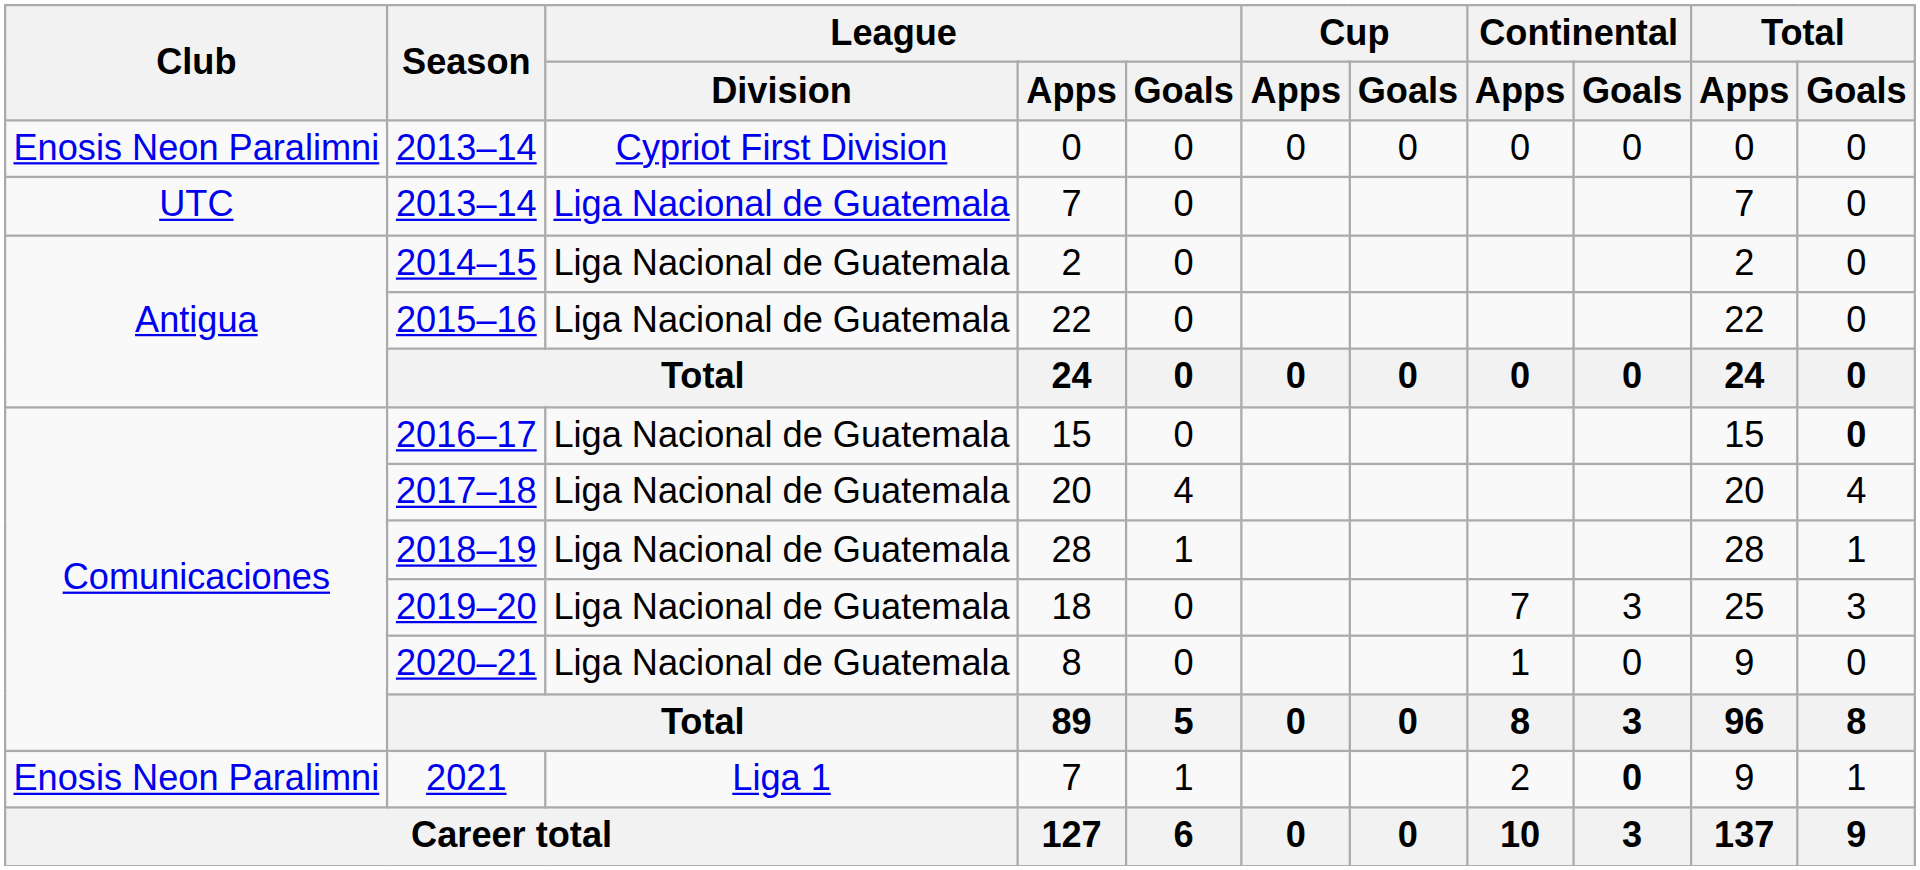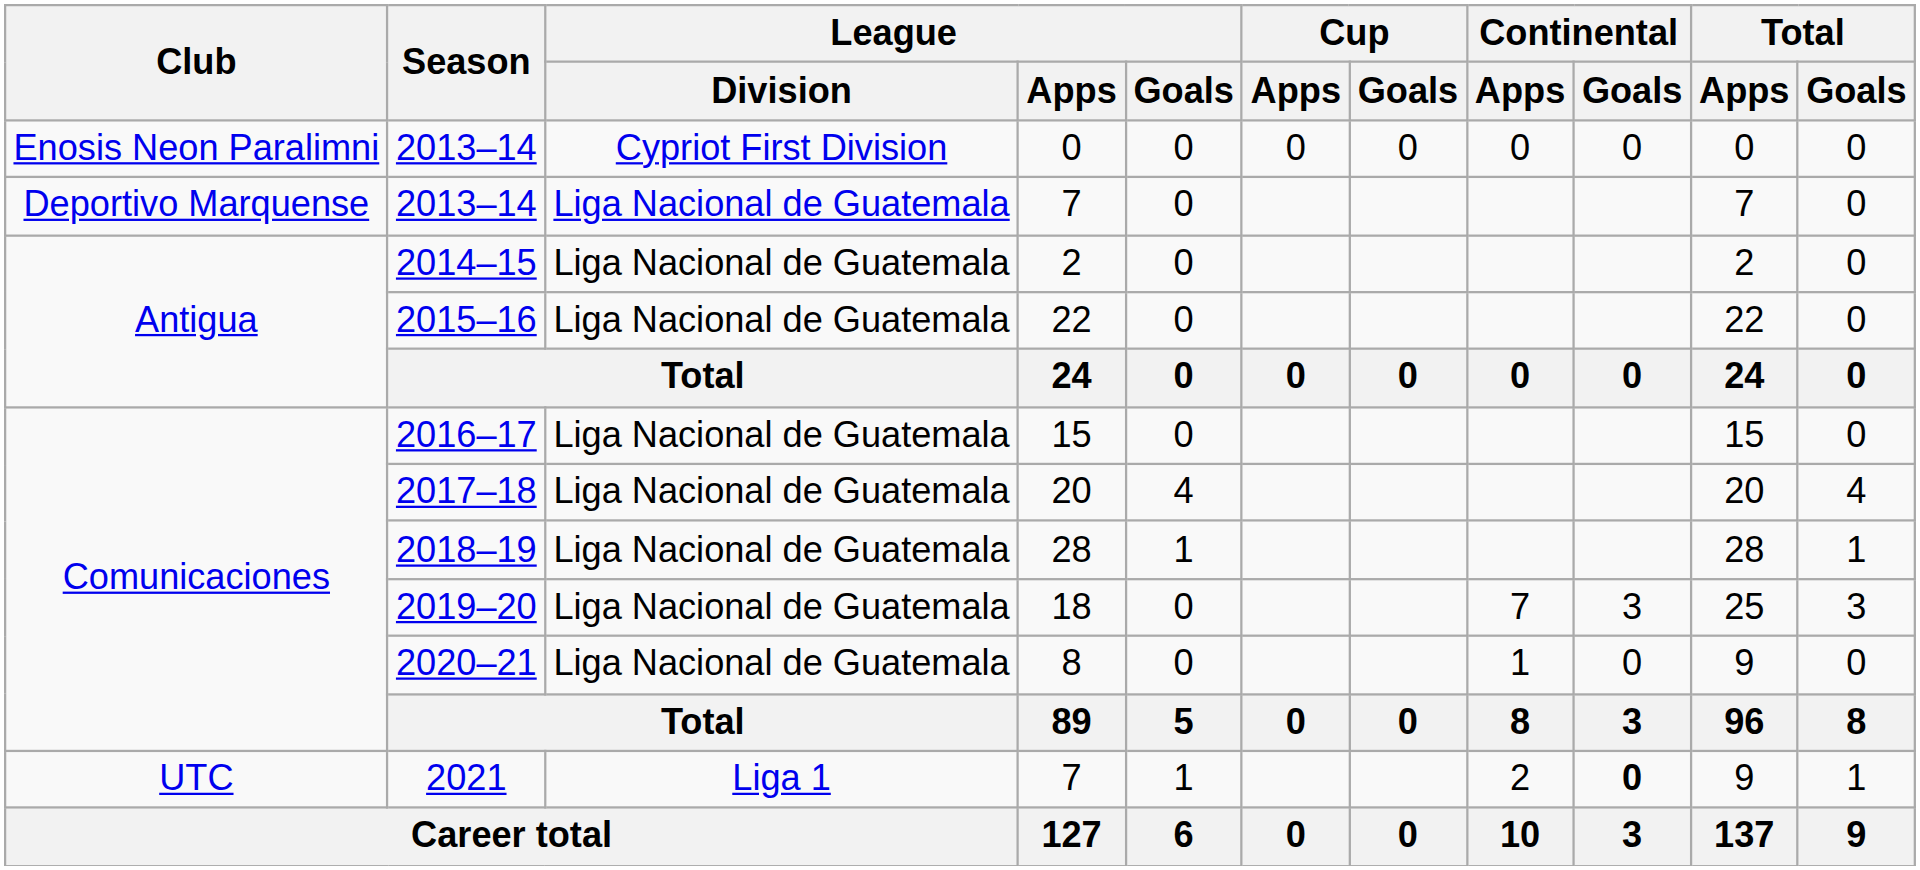(196, 205) UTC -> (196, 205) Deportivo Marquense
(1856, 434) bold -> (1856, 434) normal
(196, 778) Enosis Neon Paralimni -> (196, 778) UTC
